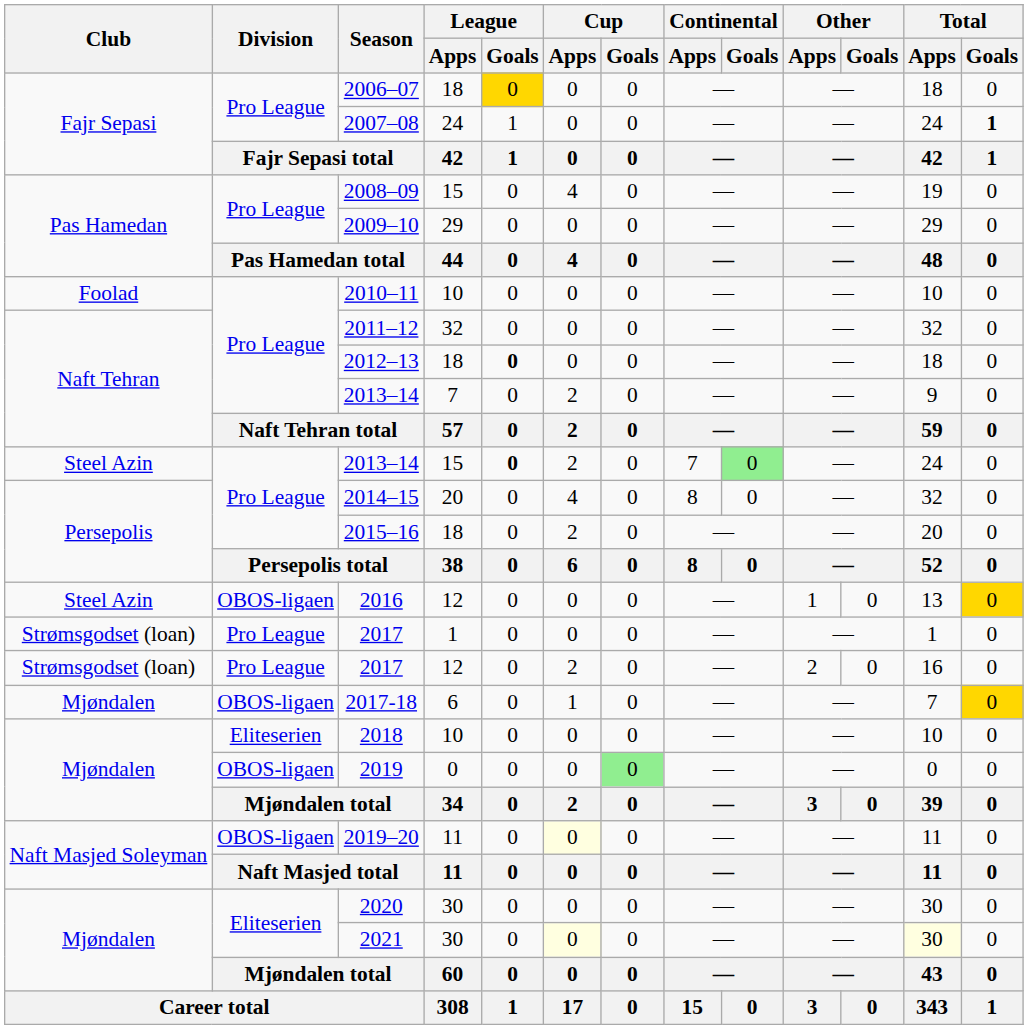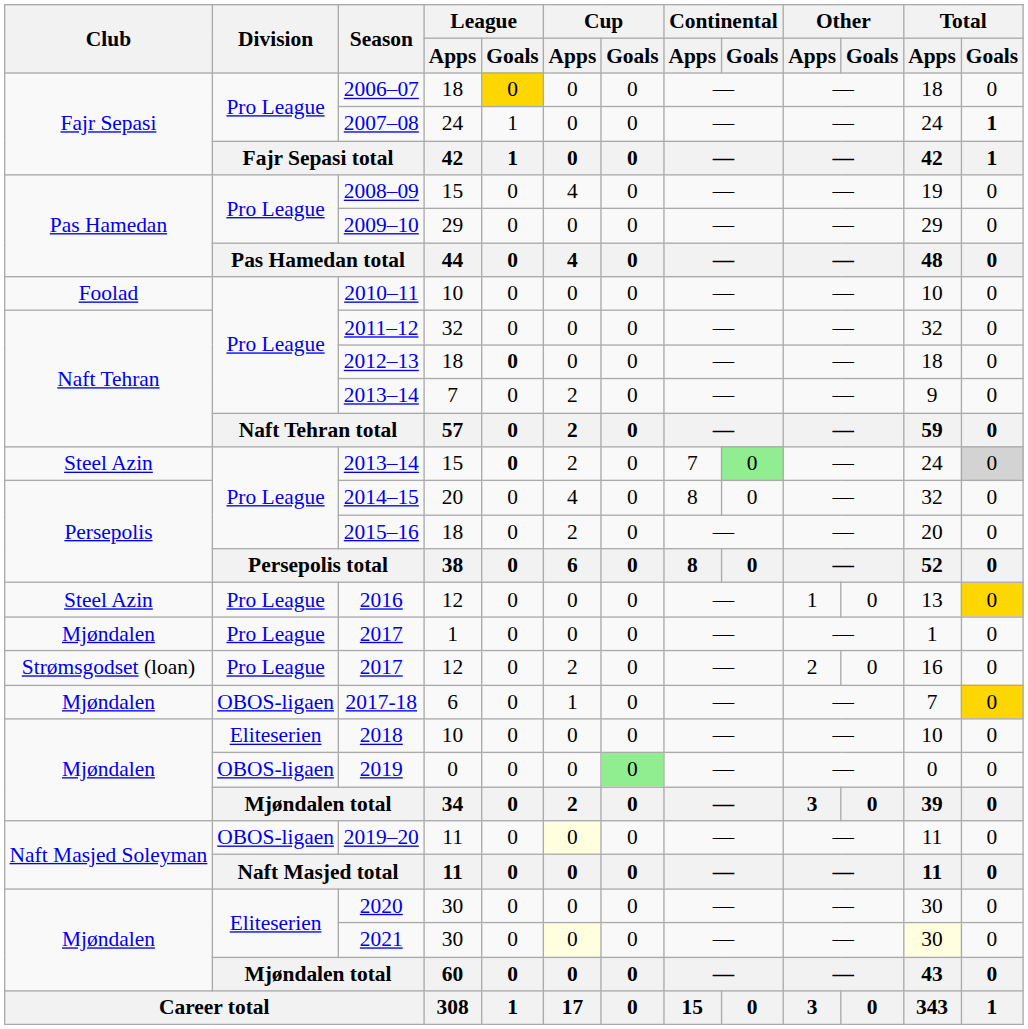(992, 463) no background -> (992, 463) lightgrey background
(276, 599) OBOS-ligaen -> (276, 599) Pro League
(108, 633) Strømsgodset (loan) -> (108, 633) Mjøndalen
